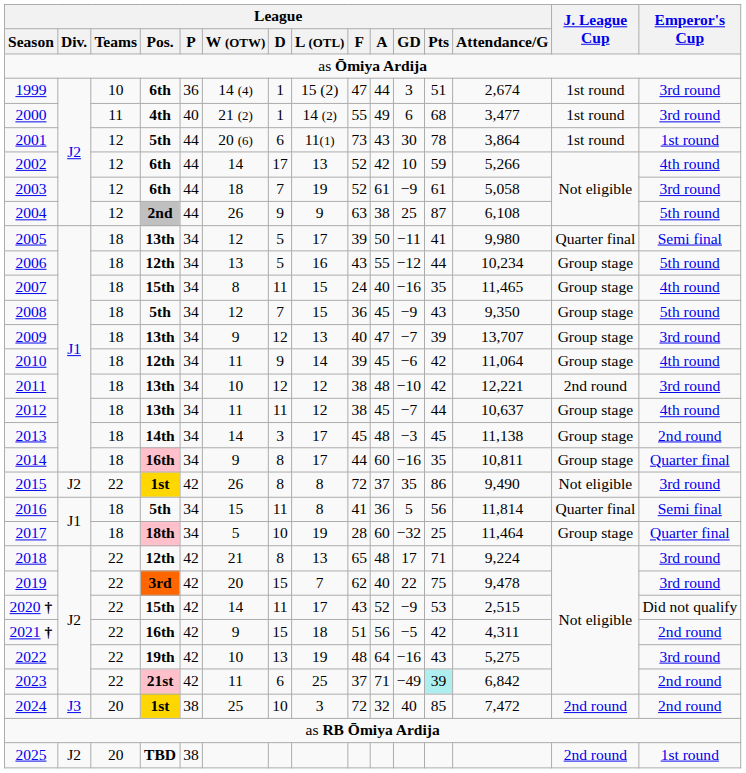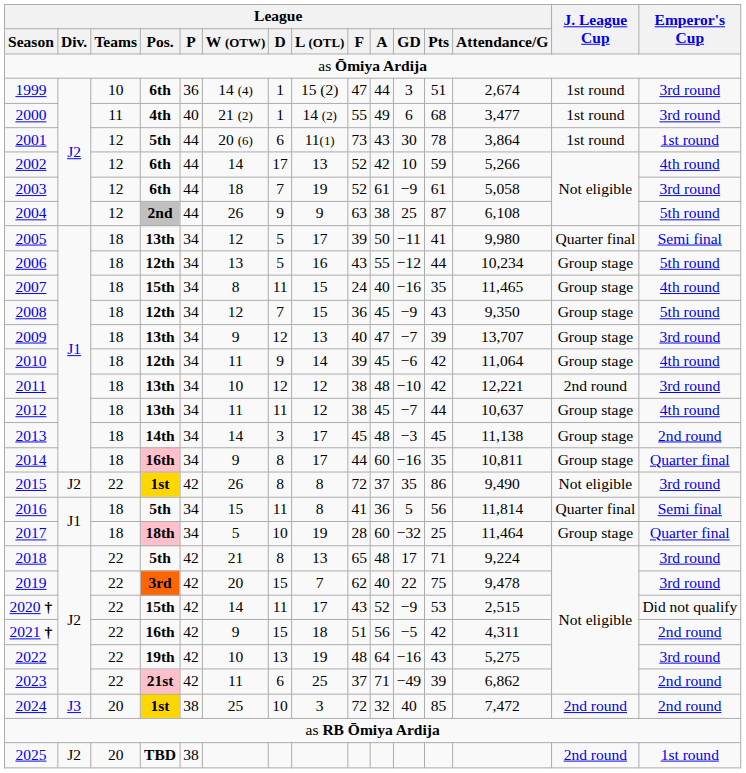(160, 312) 5th -> (160, 312) 12th
(160, 558) 12th -> (160, 558) 5th
(439, 681) paleturquoise background -> (439, 681) no background
(502, 681) 6,842 -> (502, 681) 6,862
